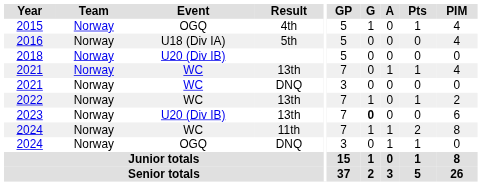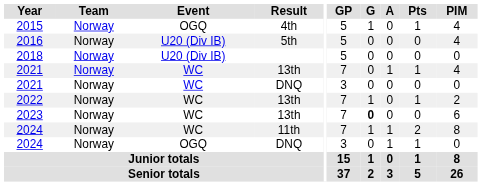(193, 41) U18 (Div IA) -> (193, 41) U20 (Div IB)
(193, 115) U20 (Div IB) -> (193, 115) WC
